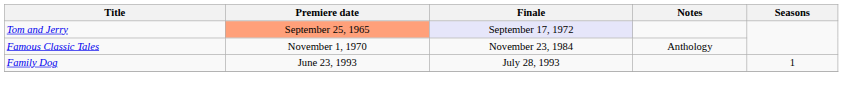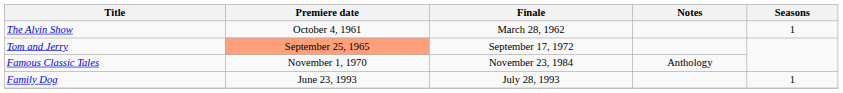+ row: (40, 29)
(531, 29) lavender background -> (531, 46) no background
